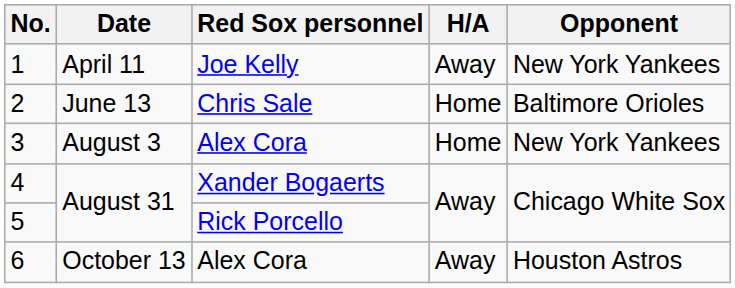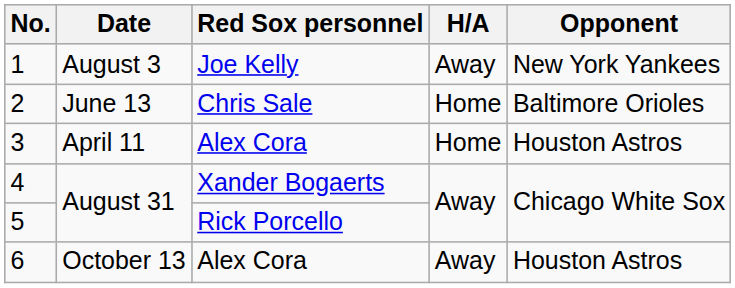(104, 63) April 11 -> (112, 63) August 3
(112, 143) August 3 -> (104, 143) April 11
(617, 143) New York Yankees -> (598, 143) Houston Astros
